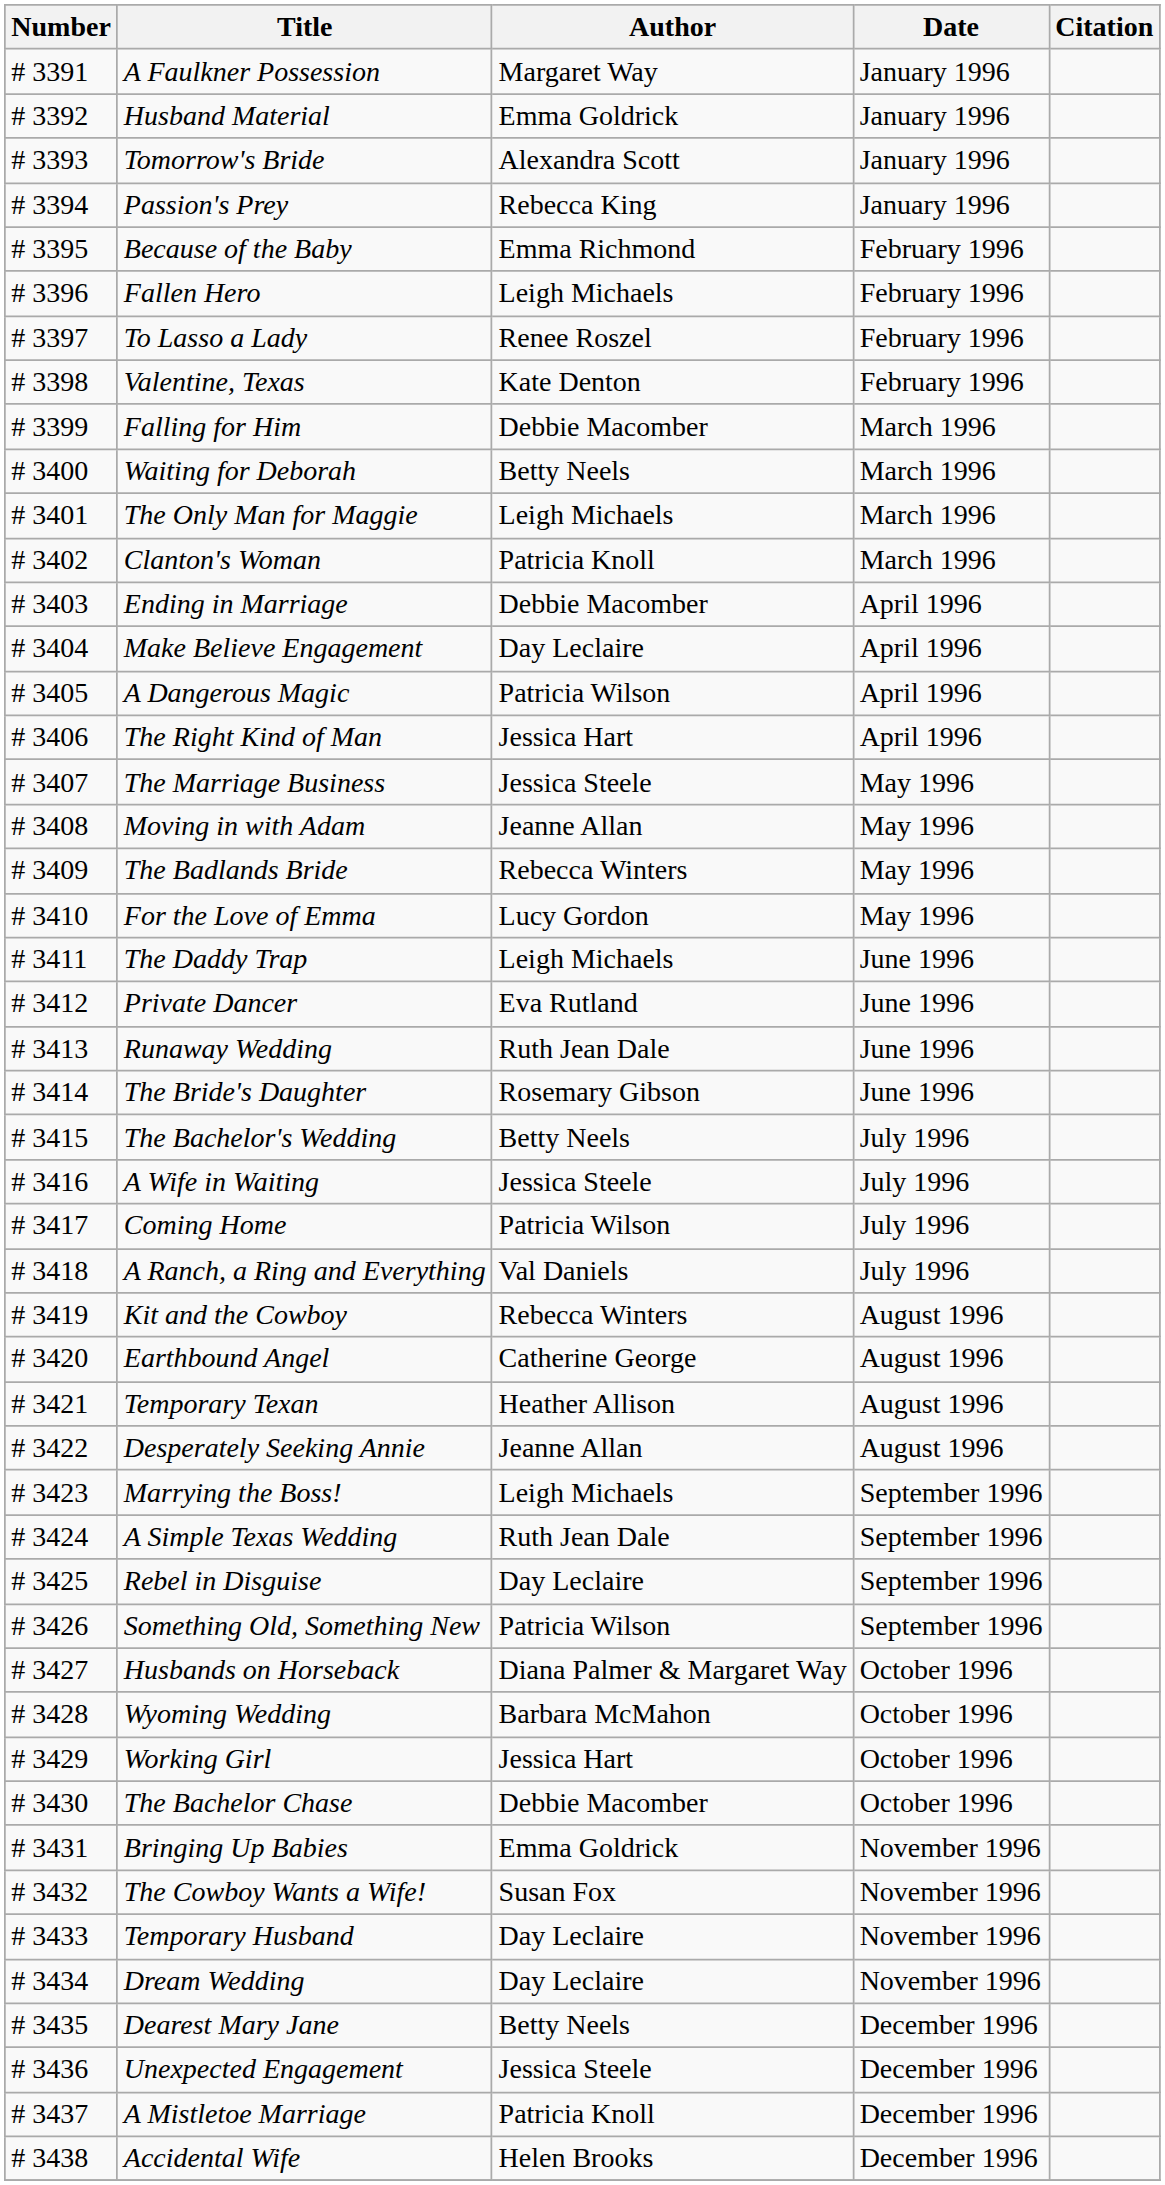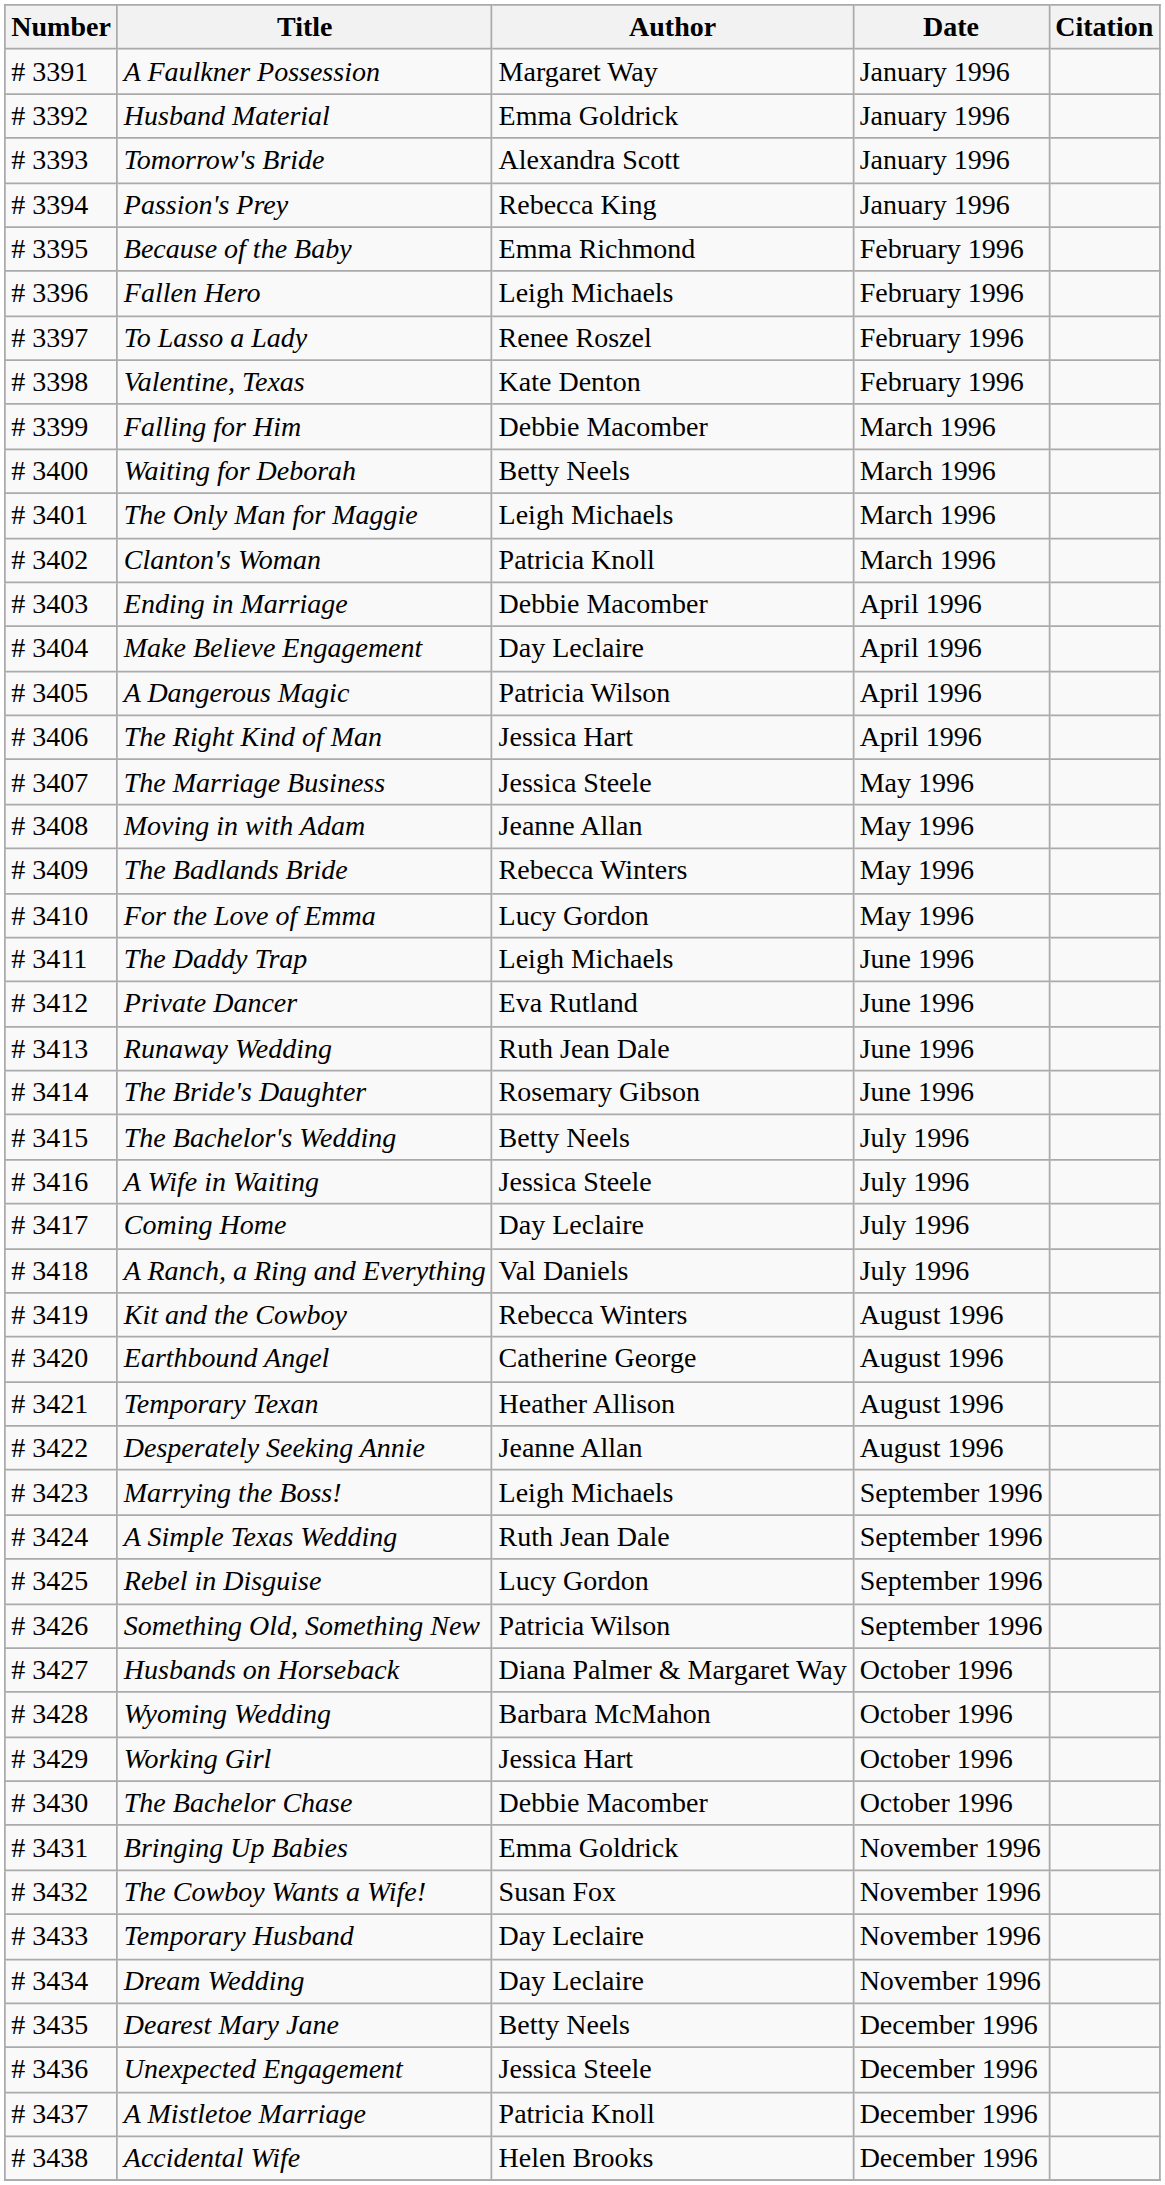(584, 1225) Patricia Wilson -> (571, 1225) Day Leclaire
(571, 1580) Day Leclaire -> (574, 1580) Lucy Gordon
